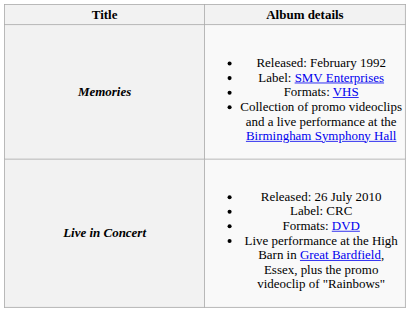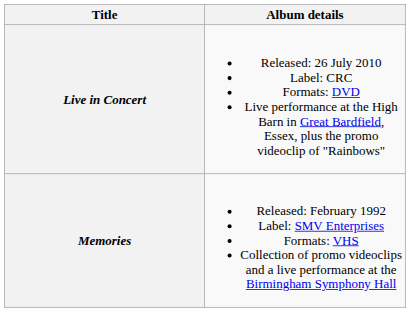rows swapped: (105, 92) <-> (105, 233)
